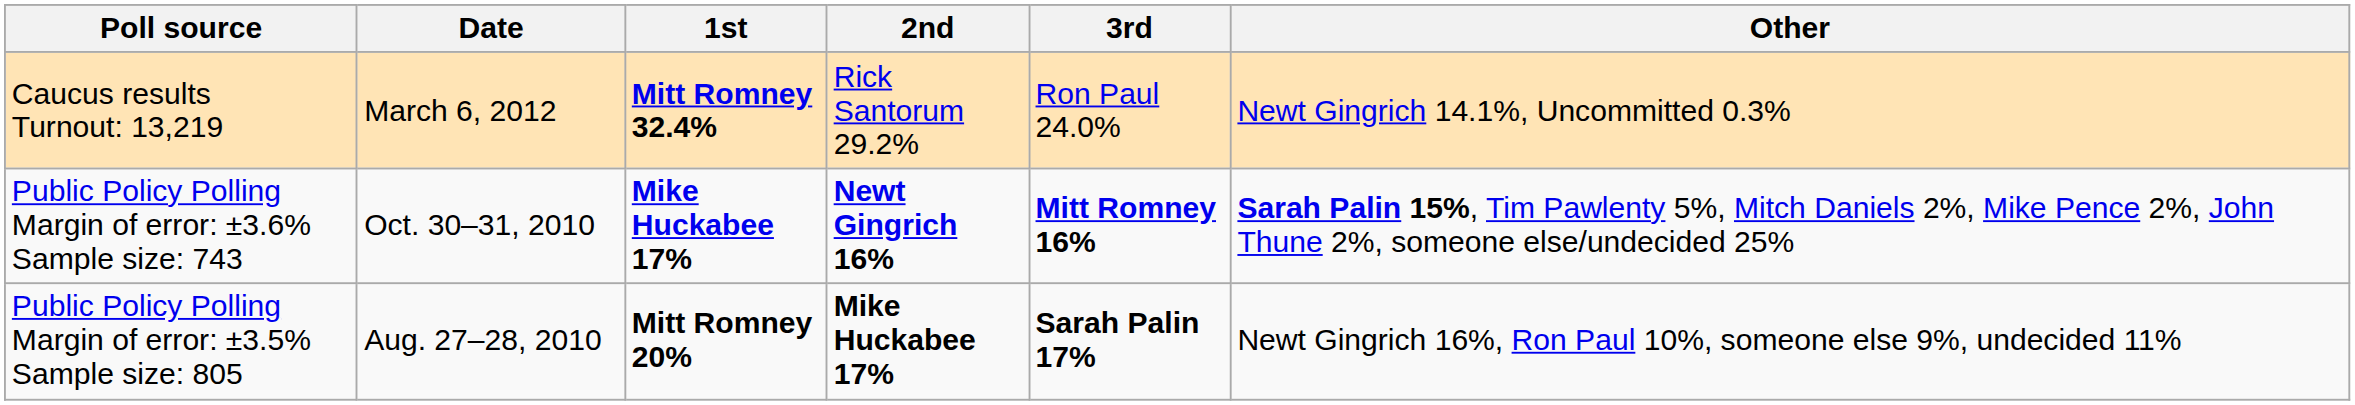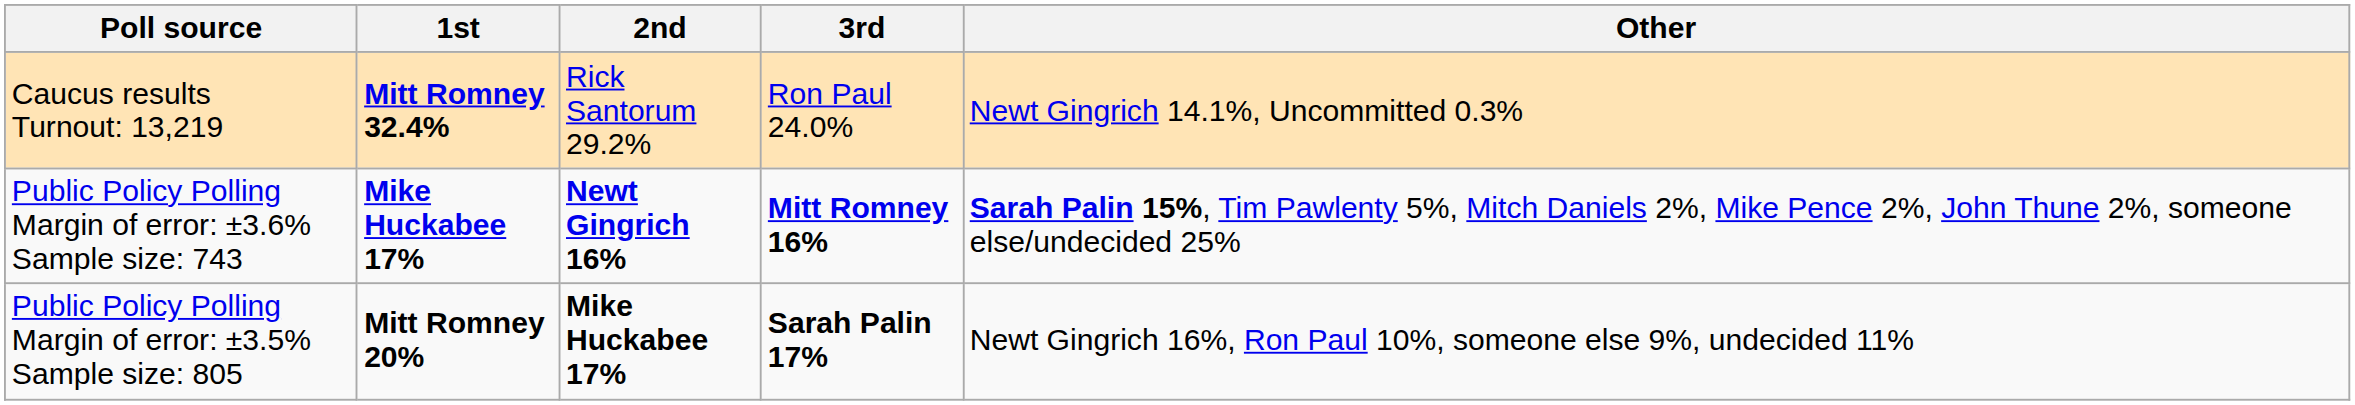- column: (491, 28)
